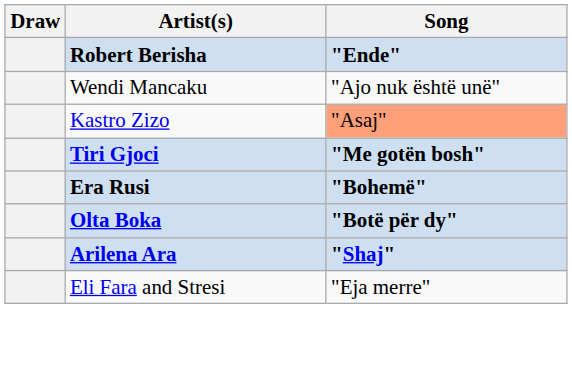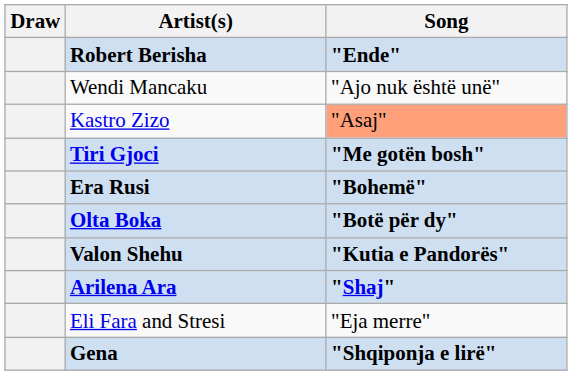+ row: (126, 253)
+ row: (94, 353)
